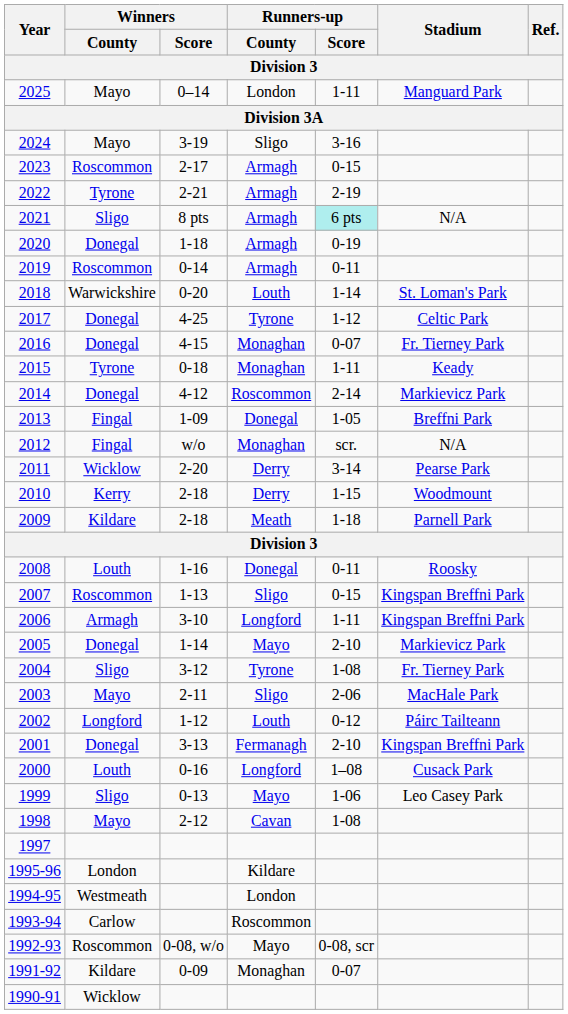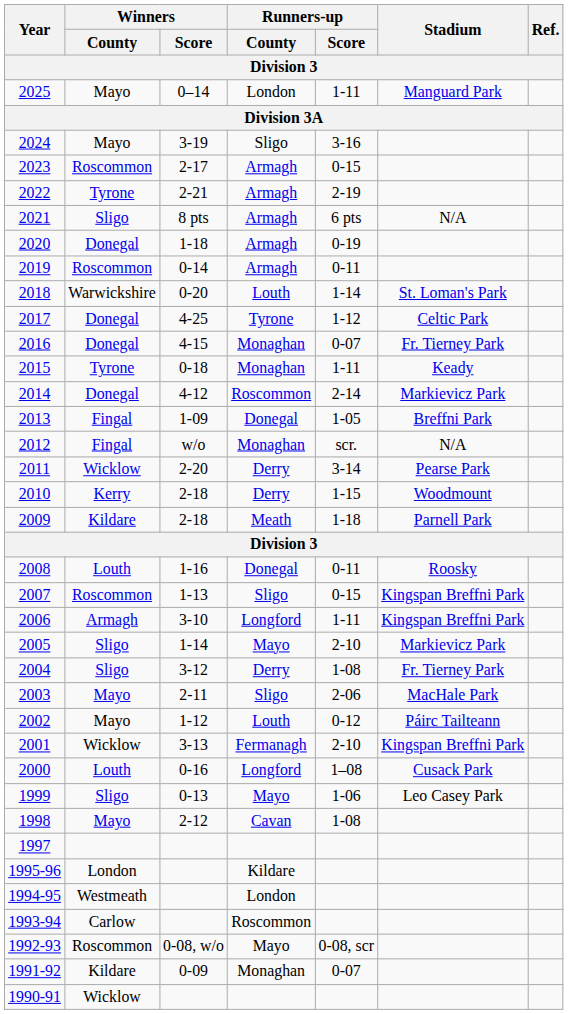(346, 218) paleturquoise background -> (346, 218) no background
(112, 645) Donegal -> (112, 645) Sligo
(271, 670) Tyrone -> (271, 670) Derry
(112, 720) Longford -> (112, 720) Mayo
(112, 745) Donegal -> (112, 745) Wicklow
